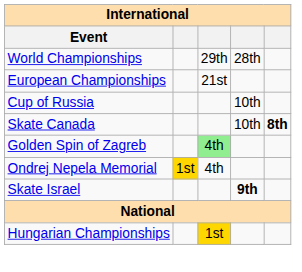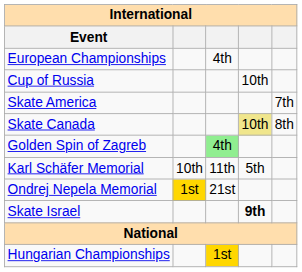- row: (75, 59)
(214, 80) 21st -> (222, 59) 4th
+ row: (52, 102)
(247, 124) no background -> (255, 124) khaki background
(277, 124) bold -> (284, 124) normal
+ row: (76, 168)
(214, 168) 4th -> (222, 189) 21st
